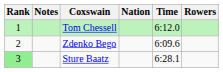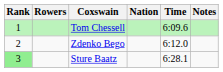columns swapped: (200, 12) <-> (46, 12)
(167, 28) 6:12.0 -> (175, 28) 6:09.6
(167, 43) 6:09.6 -> (175, 43) 6:12.0
